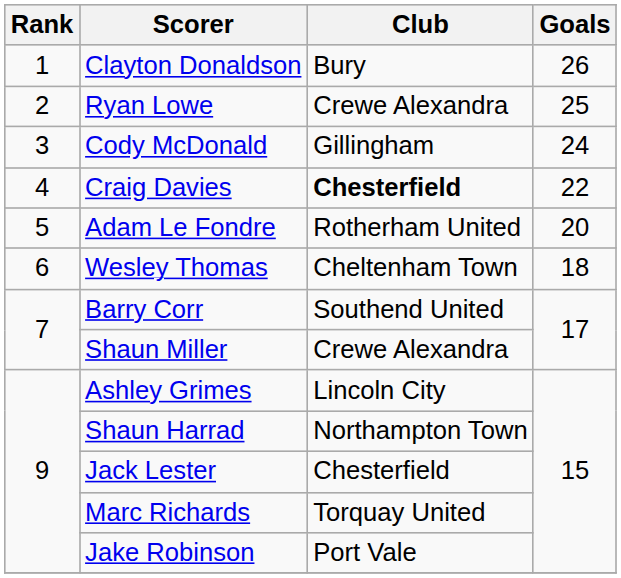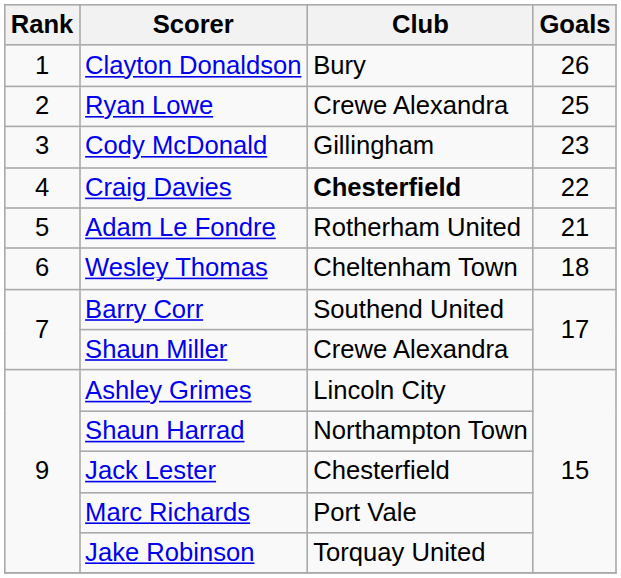(575, 146) 24 -> (575, 146) 23
(575, 227) 20 -> (575, 227) 21
(399, 512) Torquay United -> (365, 512) Port Vale
(365, 552) Port Vale -> (399, 552) Torquay United
